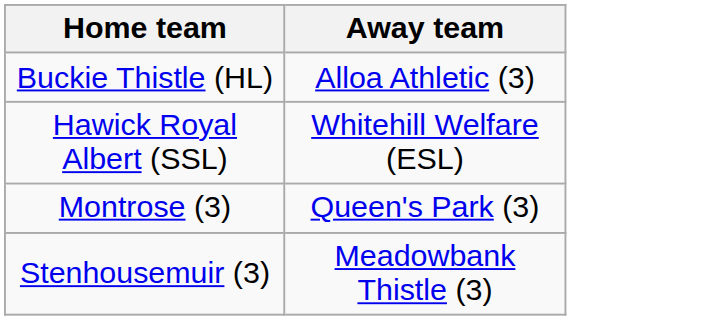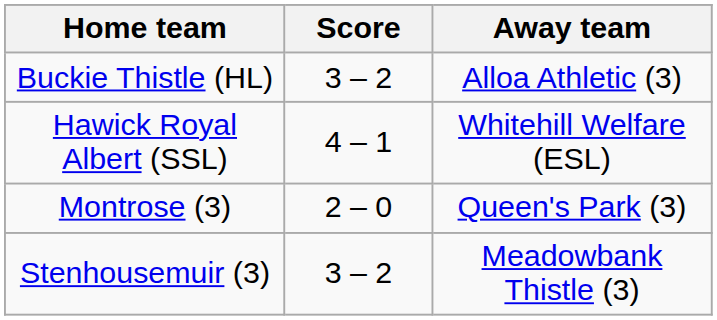+ column: (358, 28)
